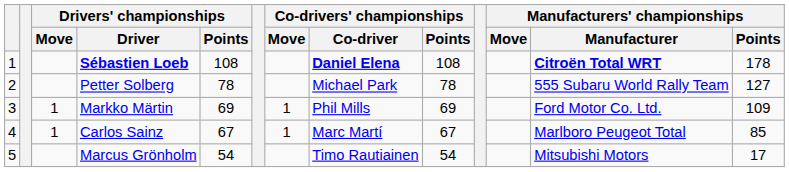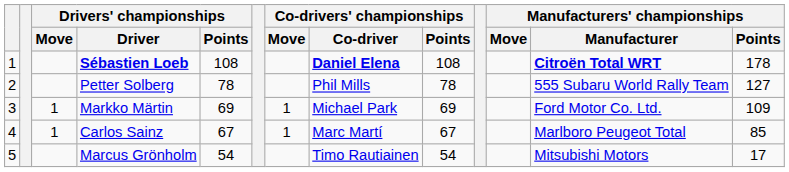(355, 85) Michael Park -> (341, 85) Phil Mills
(341, 108) Phil Mills -> (355, 108) Michael Park
